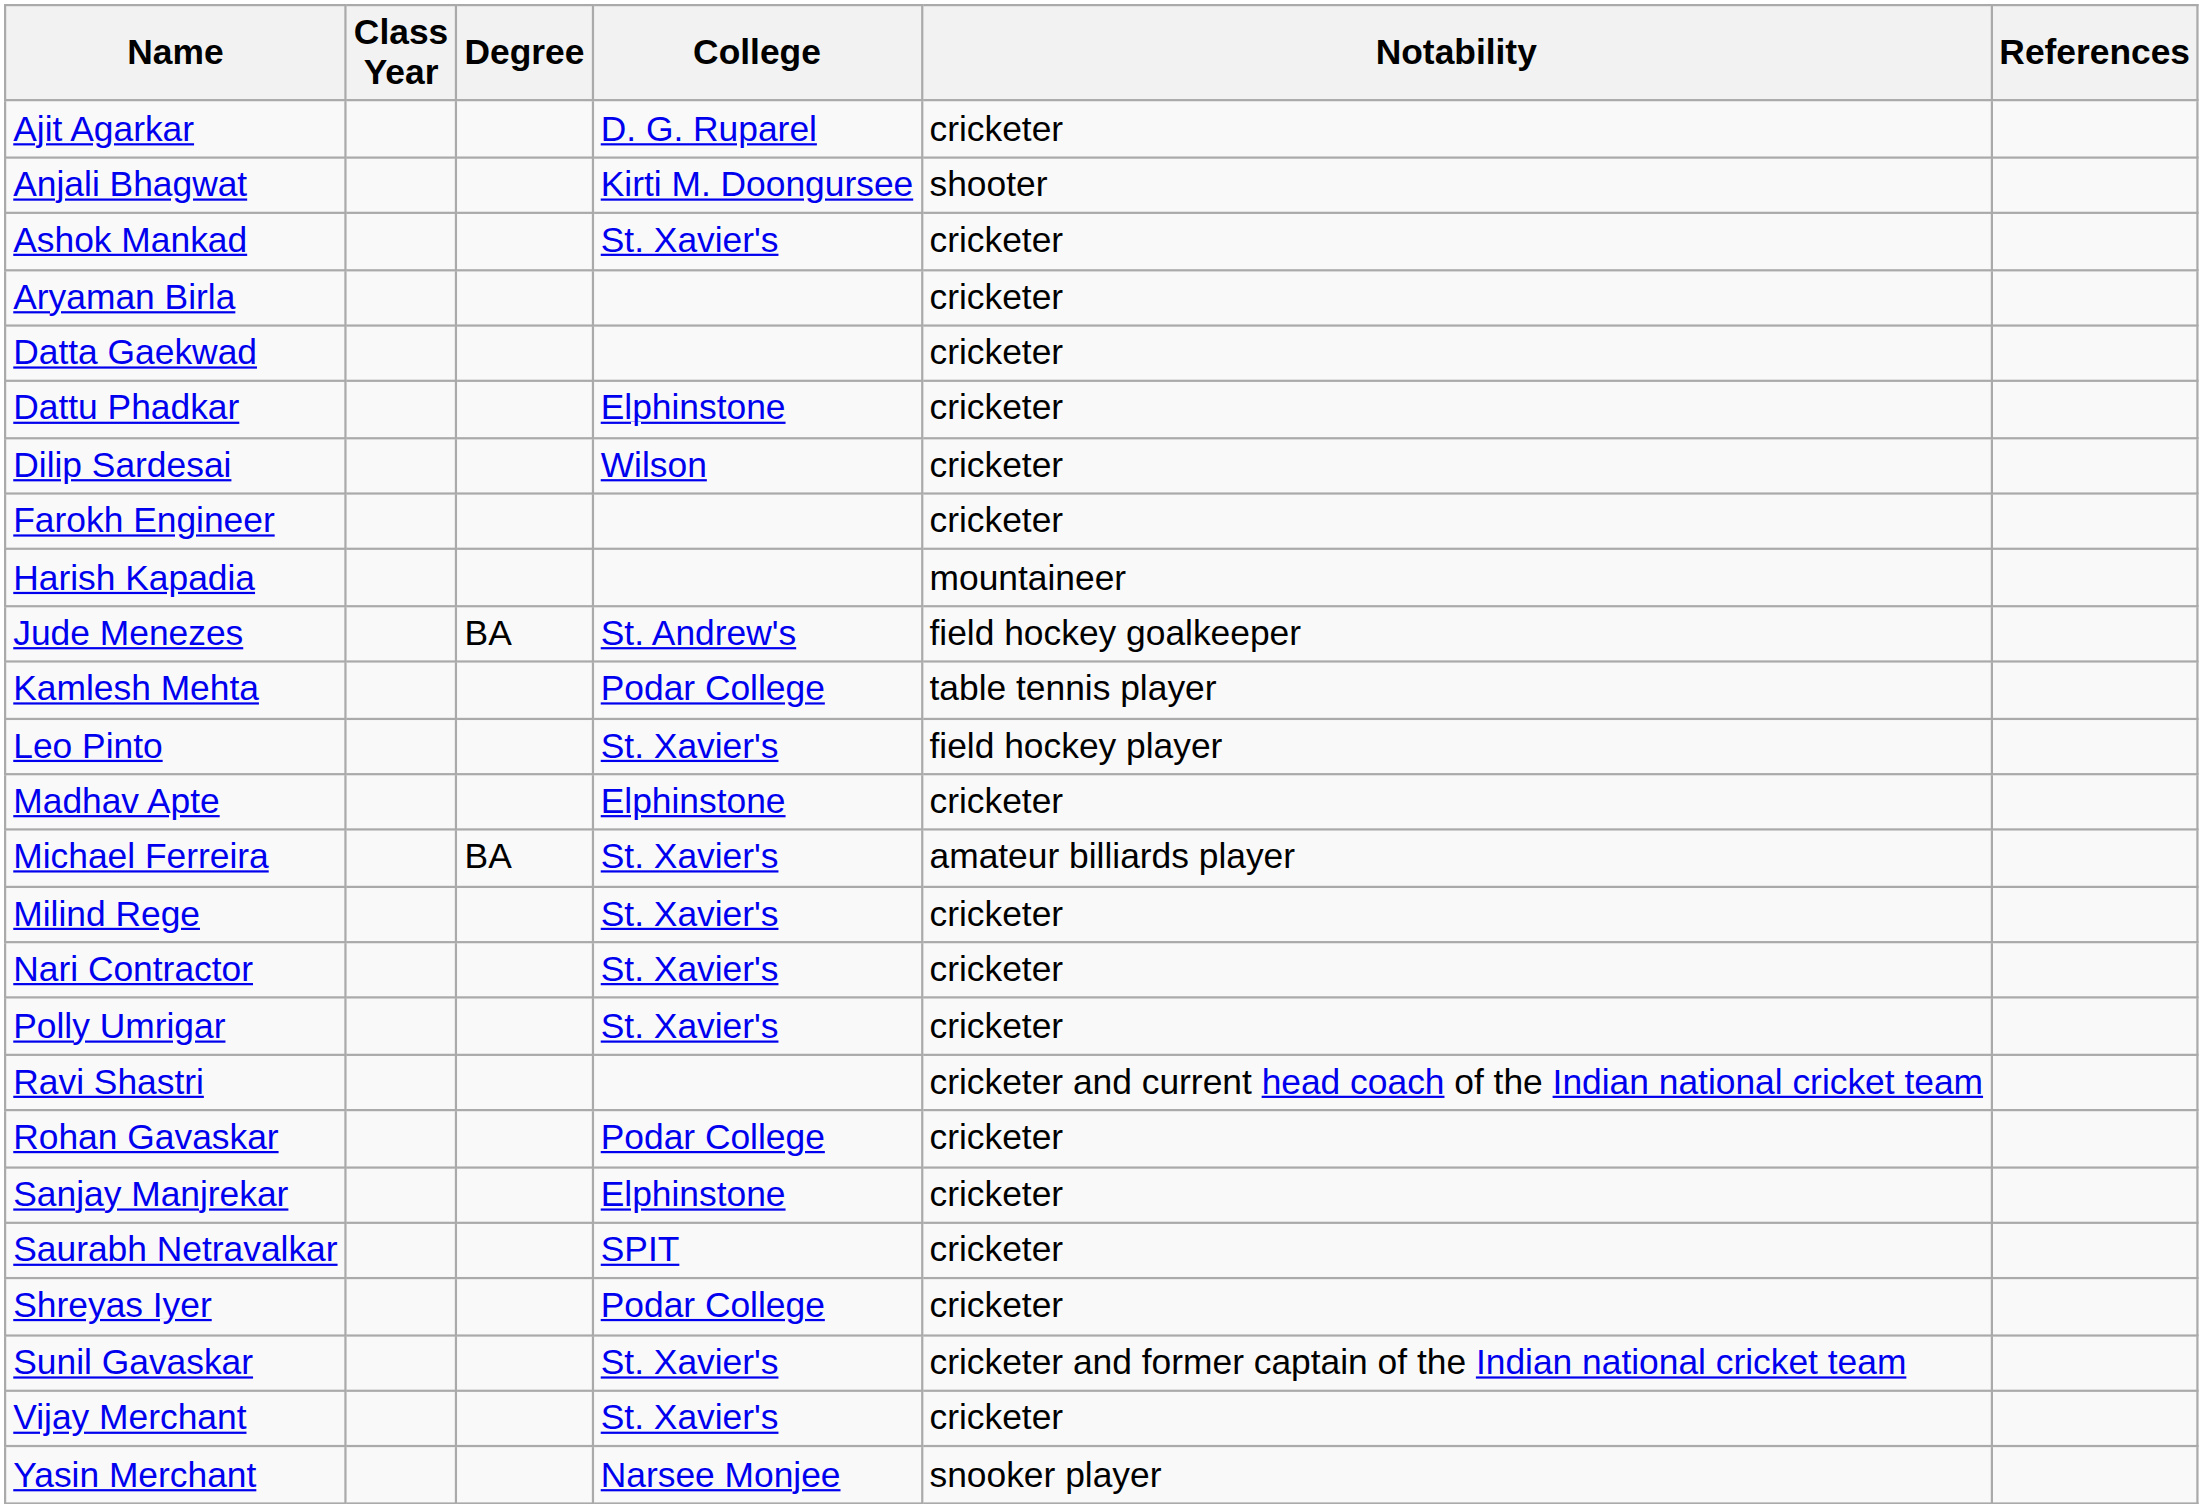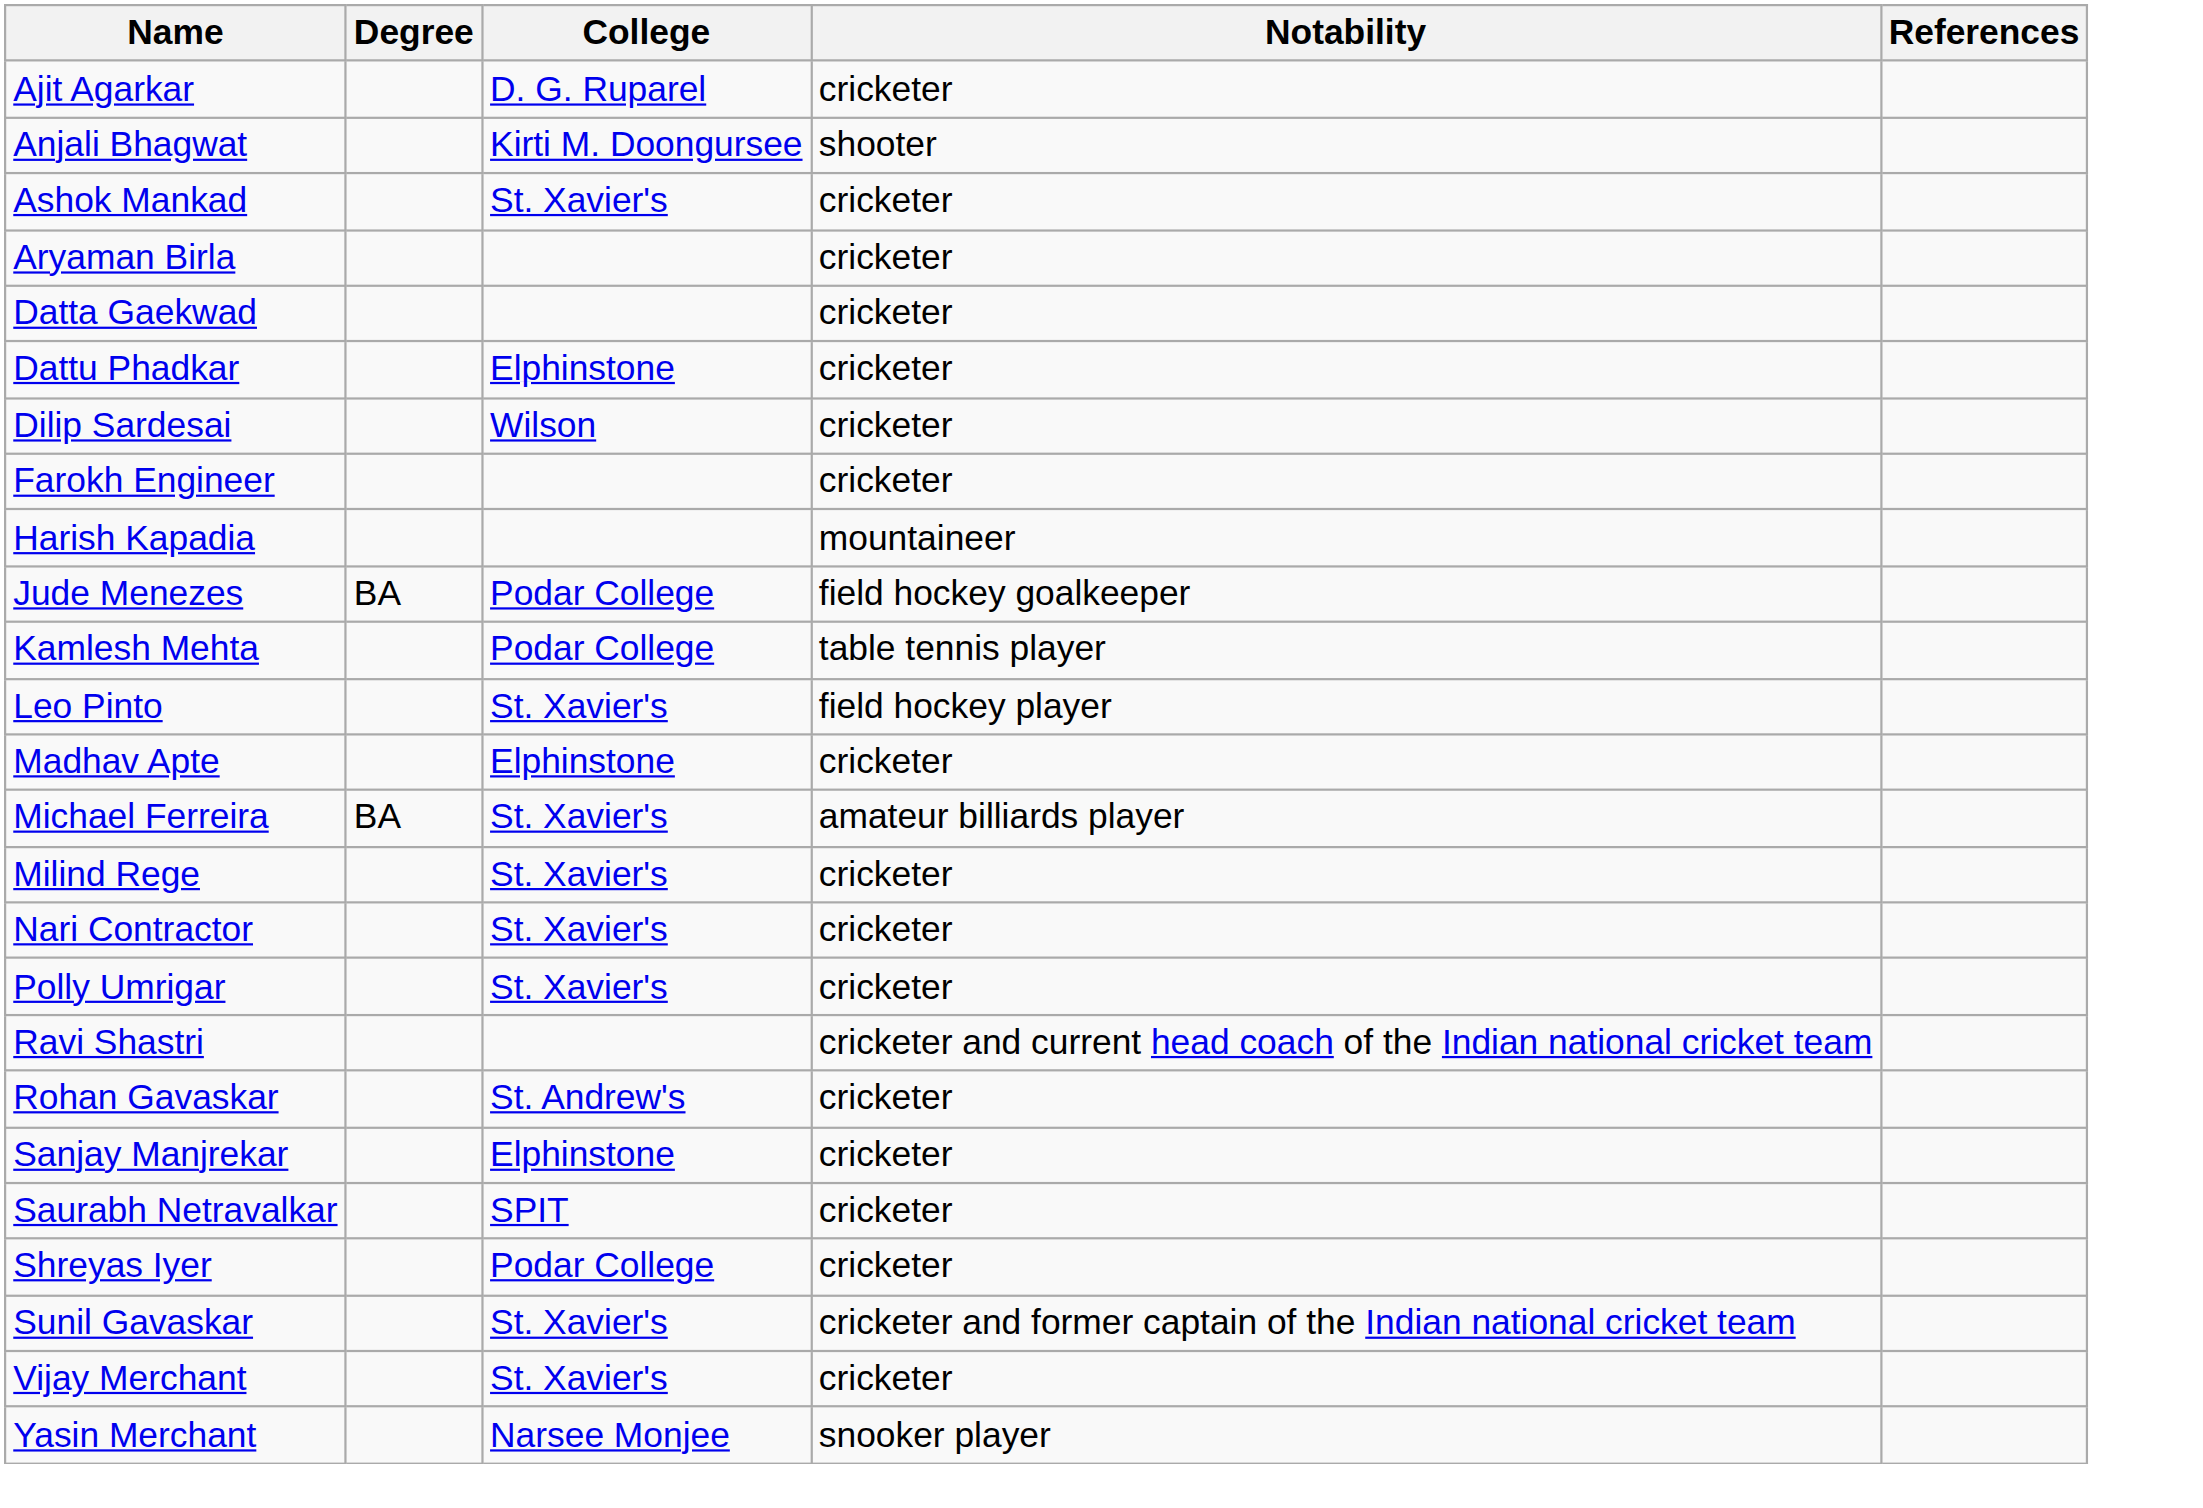- column: (401, 52)
(698, 633) St. Andrew's -> (602, 593) Podar College
(713, 1137) Podar College -> (588, 1098) St. Andrew's
